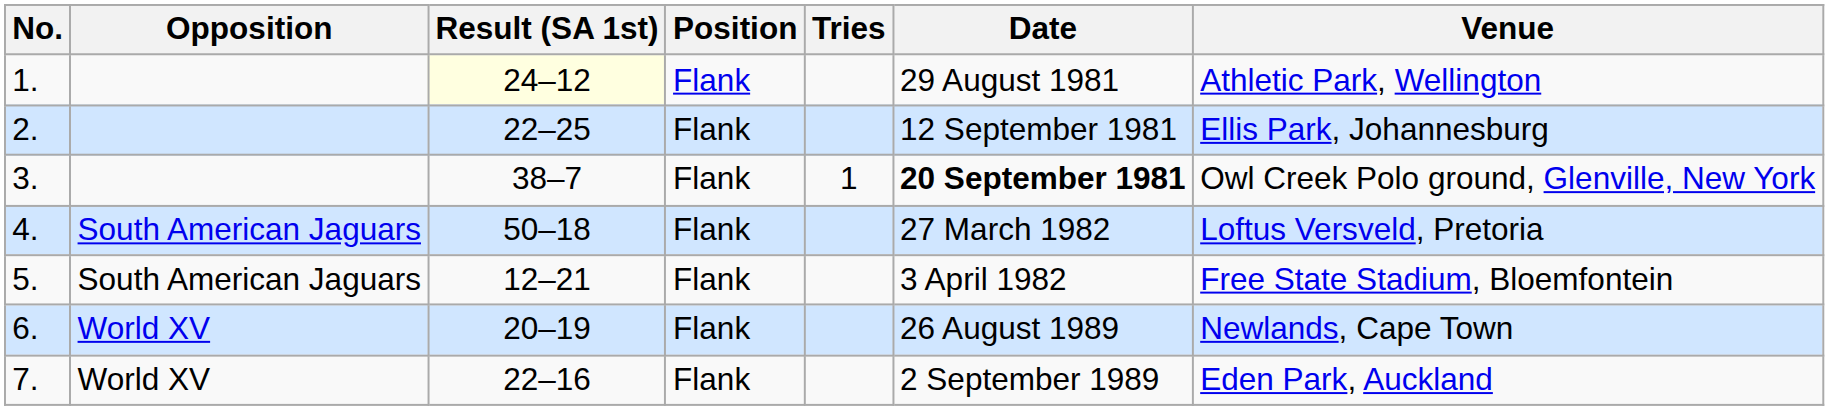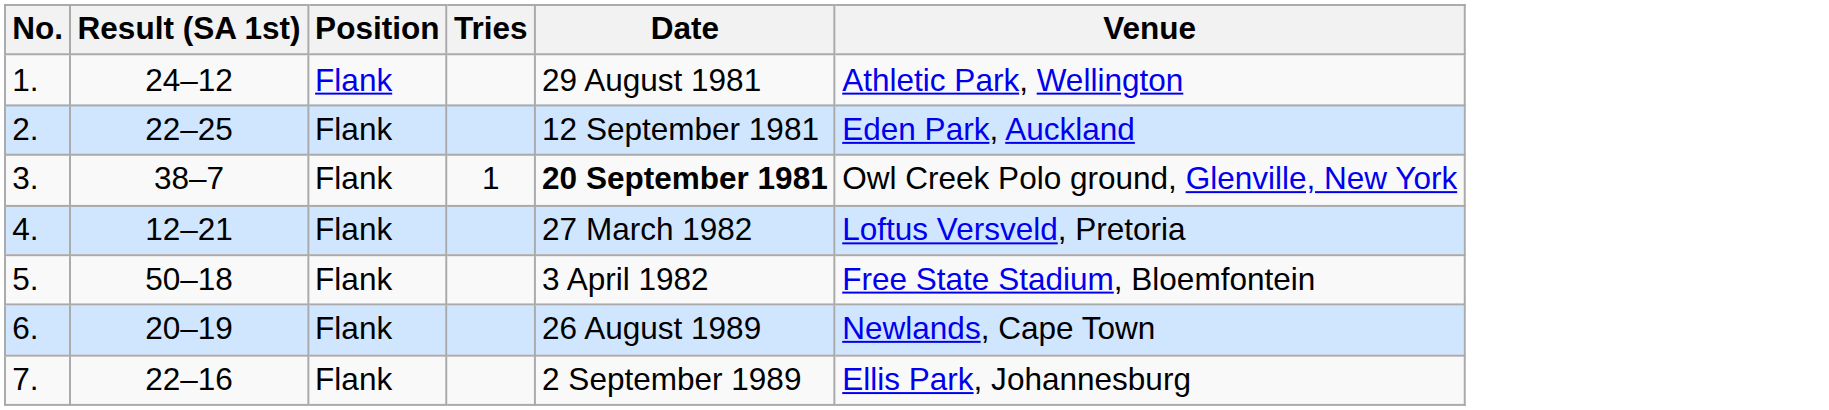- column: (249, 29)
(547, 79) lightyellow background -> (189, 79) no background
(1375, 129) Ellis Park, Johannesburg -> (989, 129) Eden Park, Auckland
(547, 229) 50–18 -> (189, 229) 12–21
(547, 279) 12–21 -> (189, 279) 50–18
(1347, 379) Eden Park, Auckland -> (1017, 379) Ellis Park, Johannesburg
